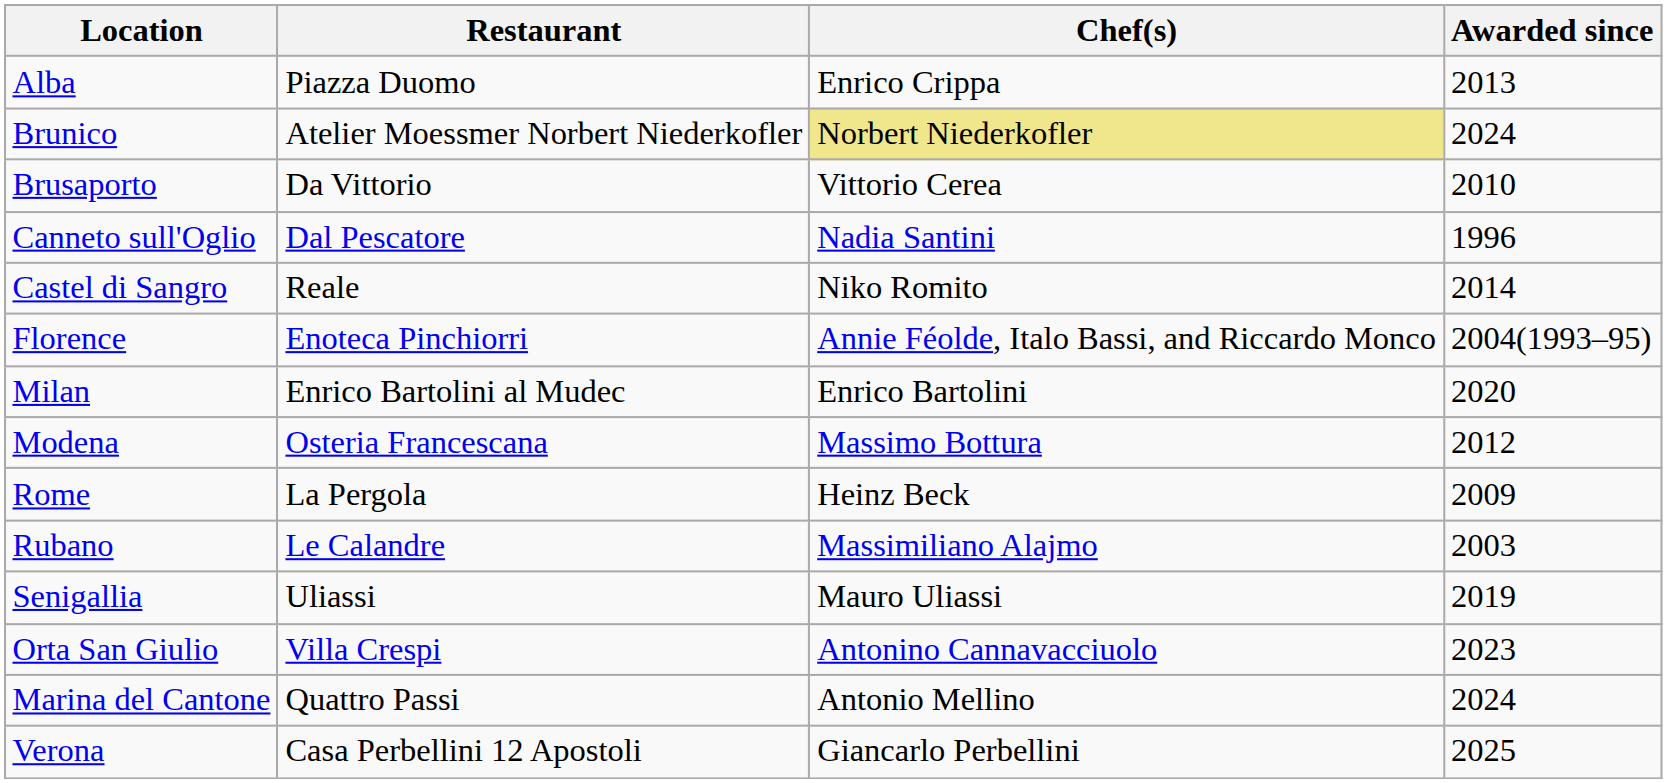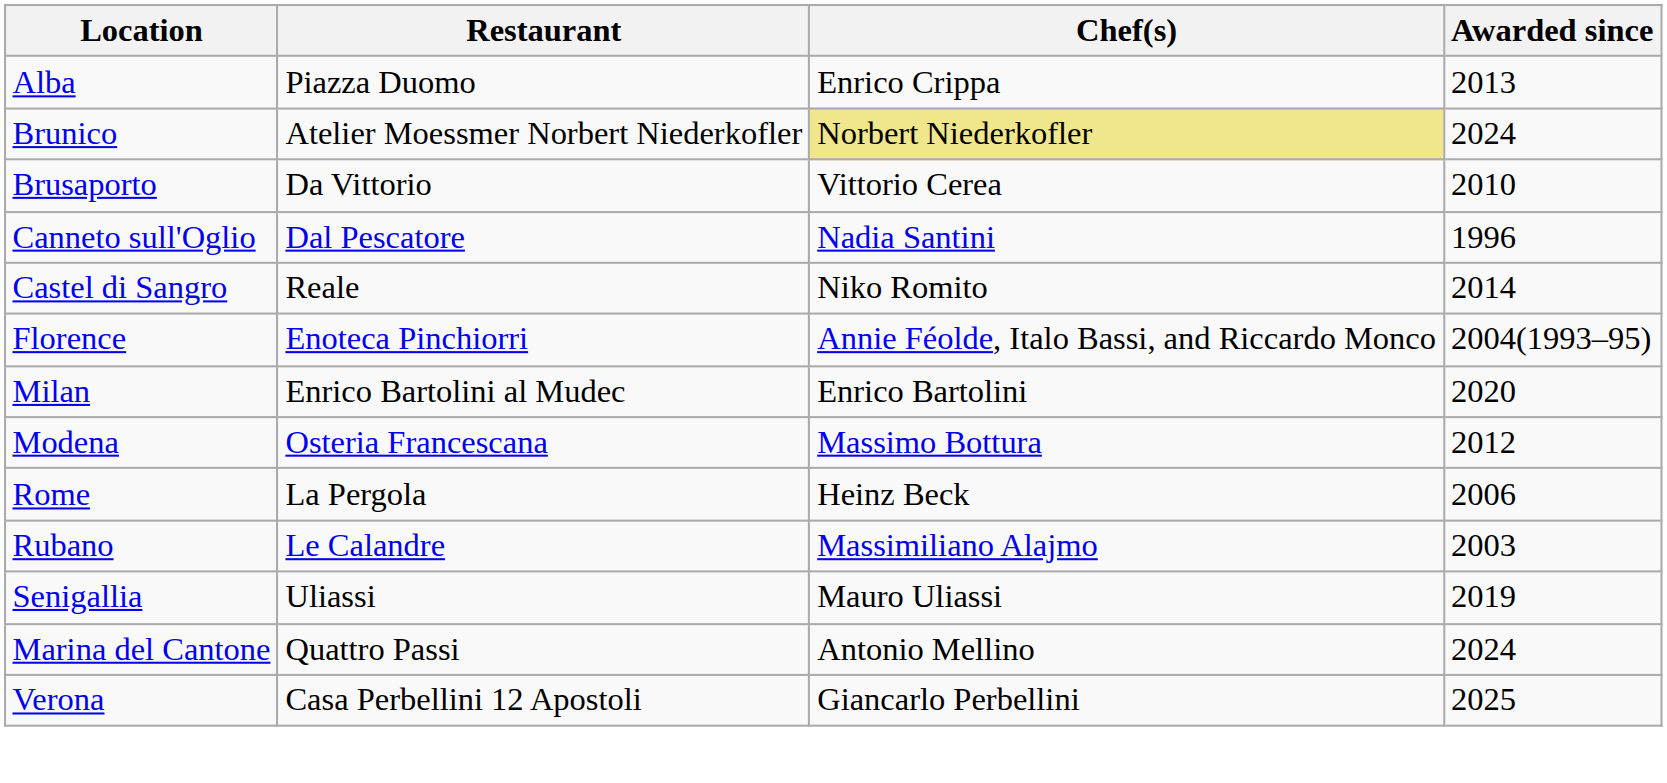(1483, 493) 2009 -> (1483, 493) 2006
- row: (115, 648)
